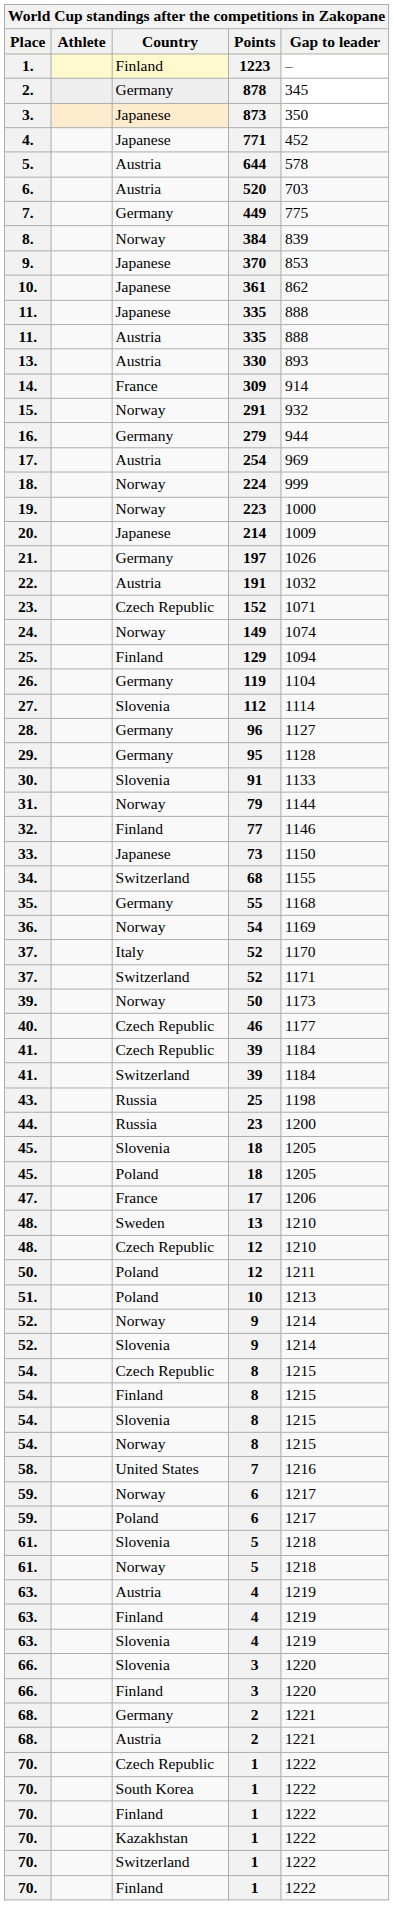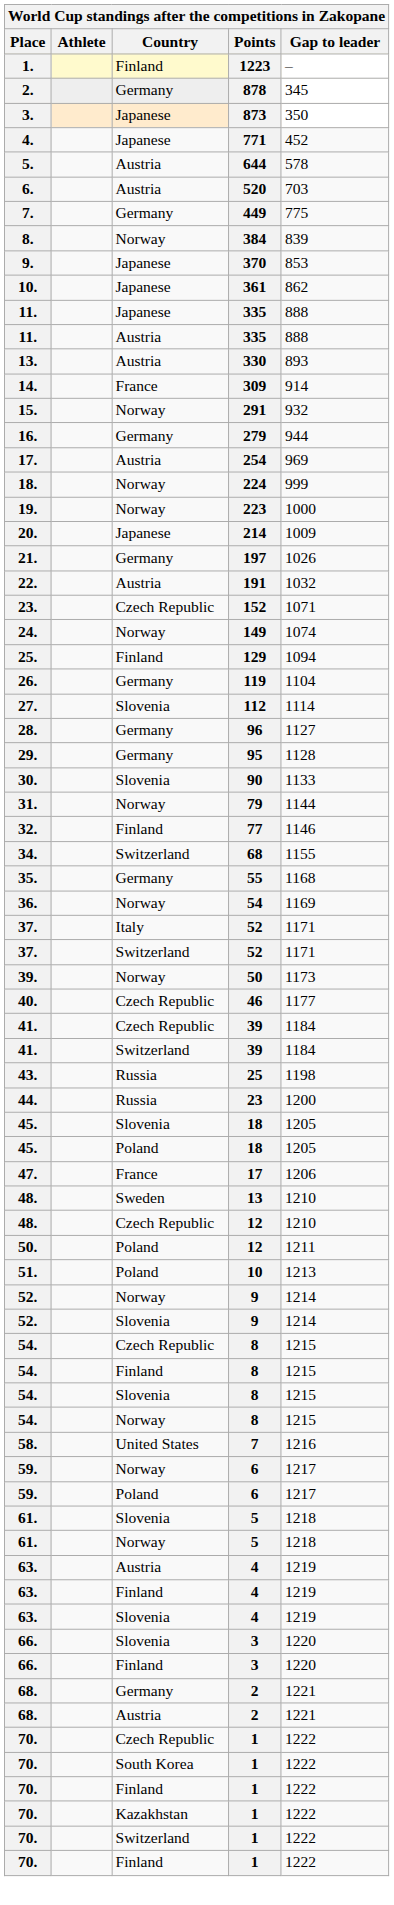(255, 779) 91 -> (255, 779) 90
- row: (28, 853)
(300, 952) 1170 -> (300, 927) 1171
